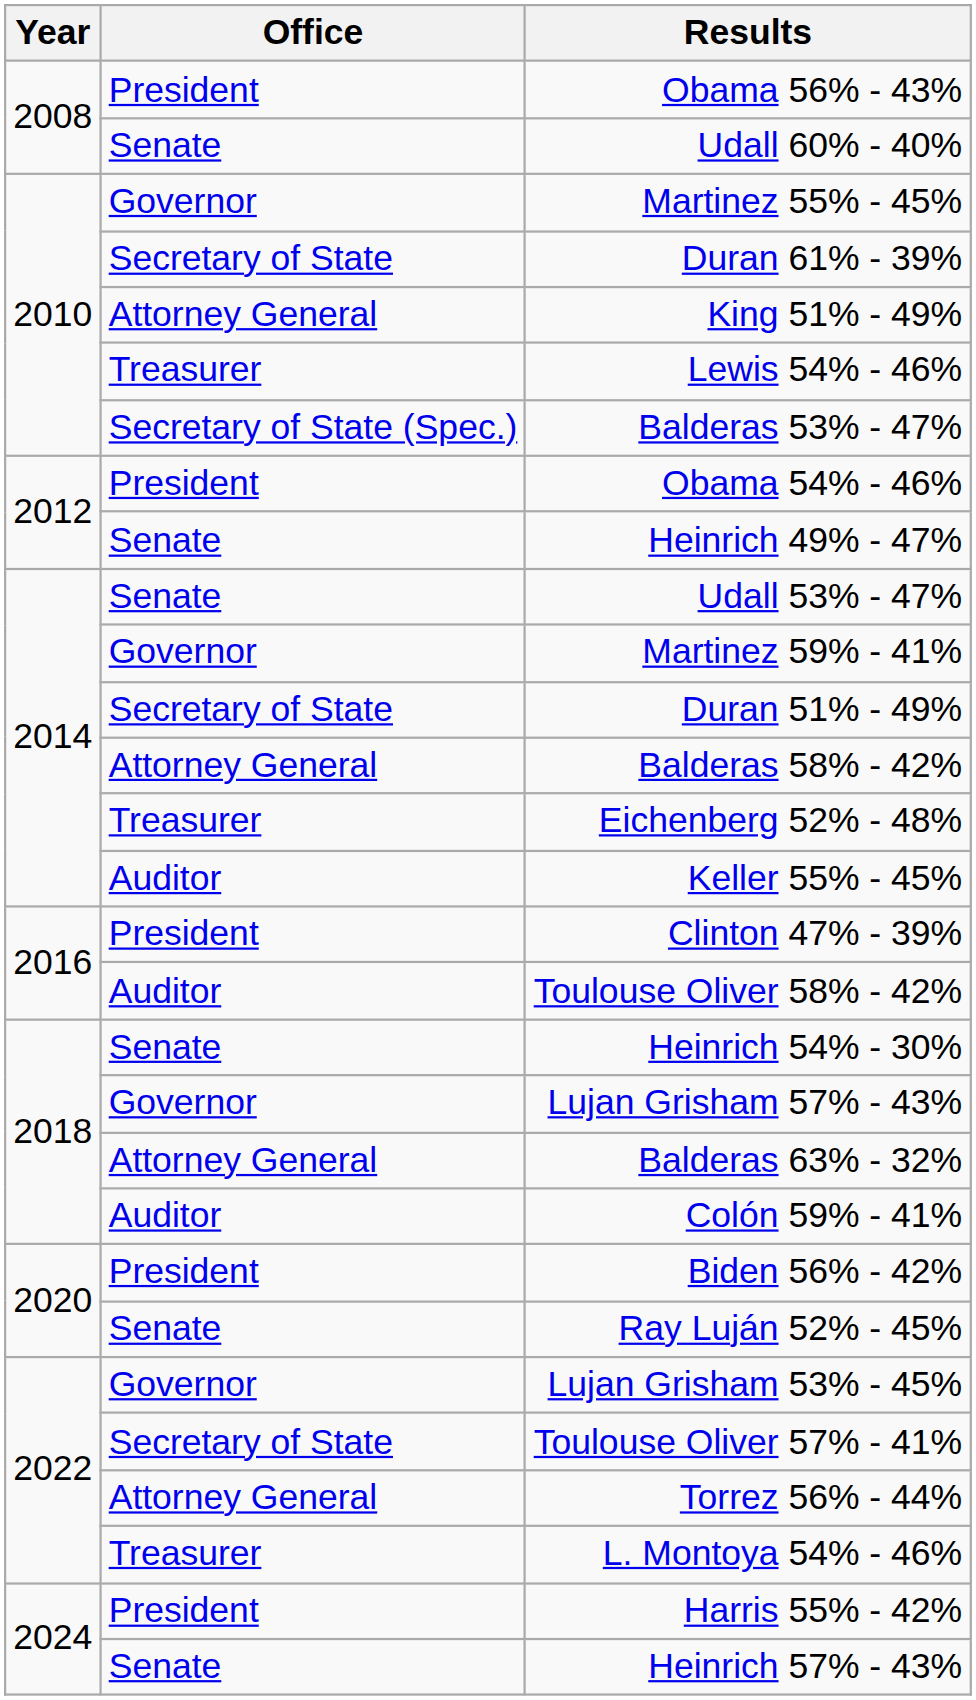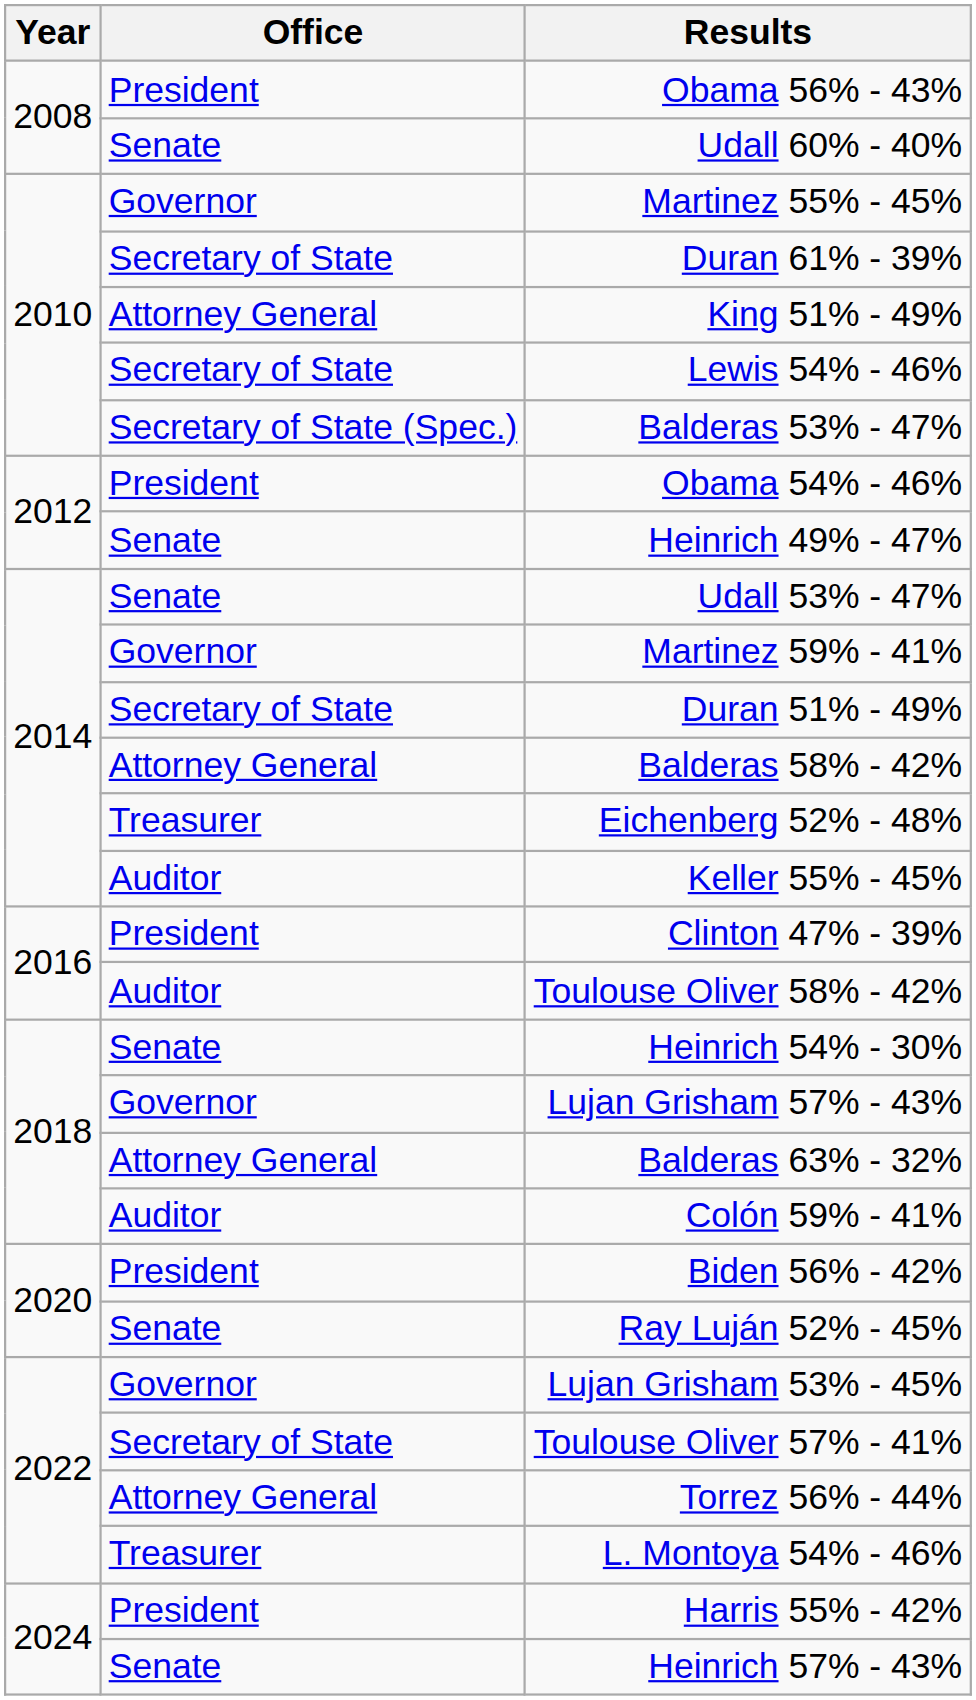(185, 370) Treasurer -> (251, 370) Secretary of State
